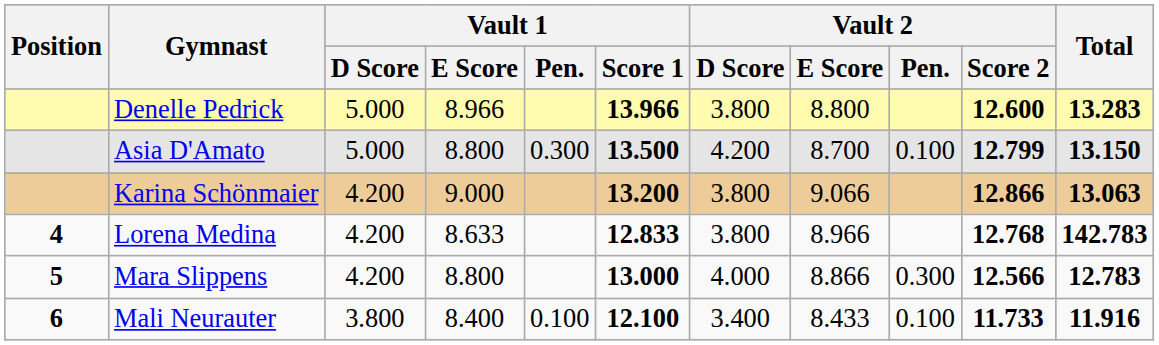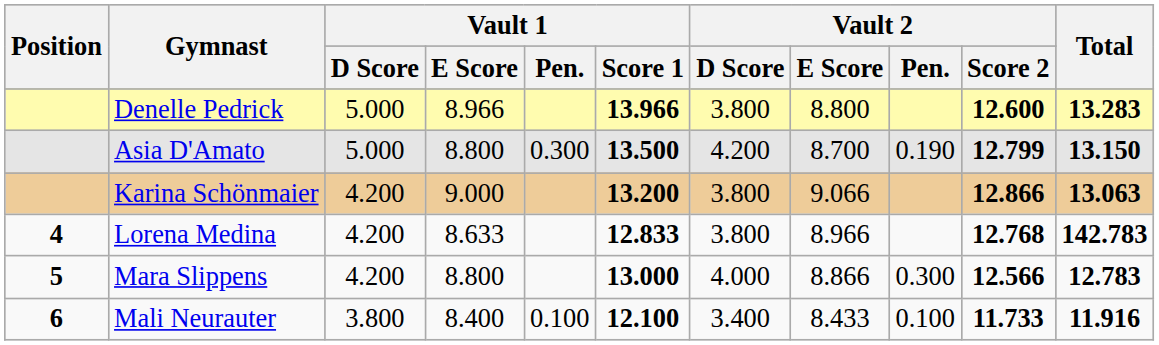(925, 151) 0.100 -> (925, 151) 0.190
